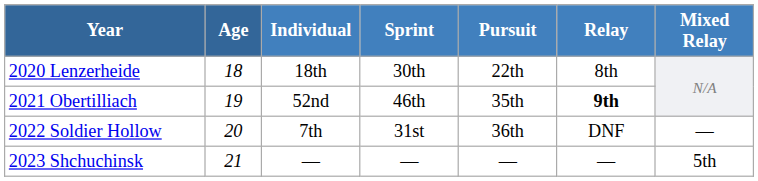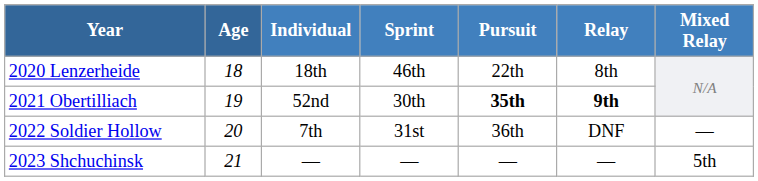(409, 71) 30th -> (409, 71) 46th
(409, 101) 46th -> (409, 101) 30th
(508, 101) normal -> (508, 101) bold
